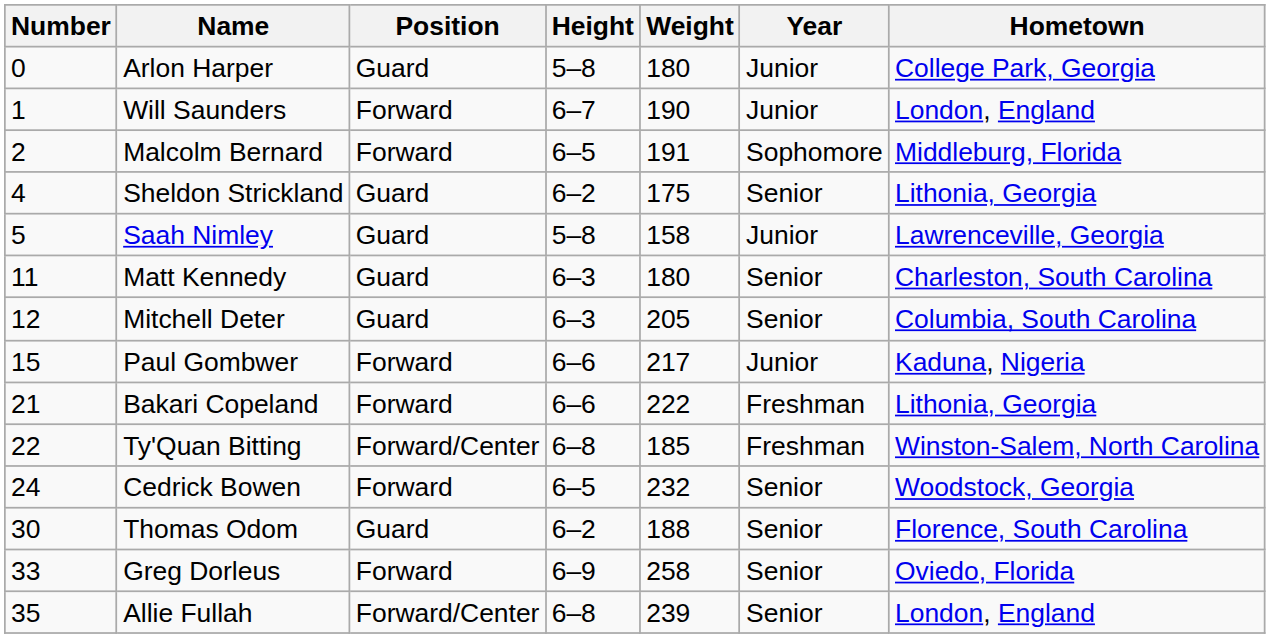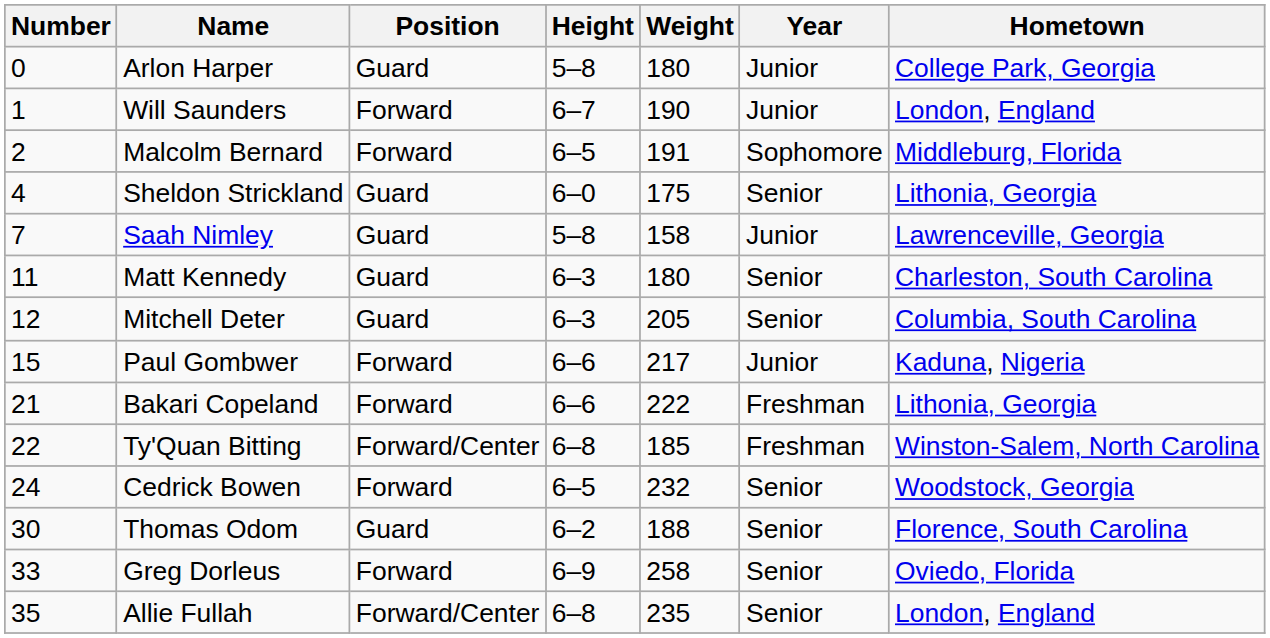(574, 193) 6–2 -> (574, 193) 6–0
(18, 235) 5 -> (18, 235) 7
(668, 612) 239 -> (668, 612) 235
